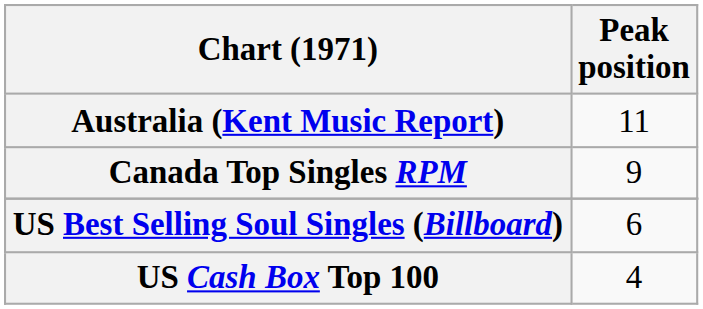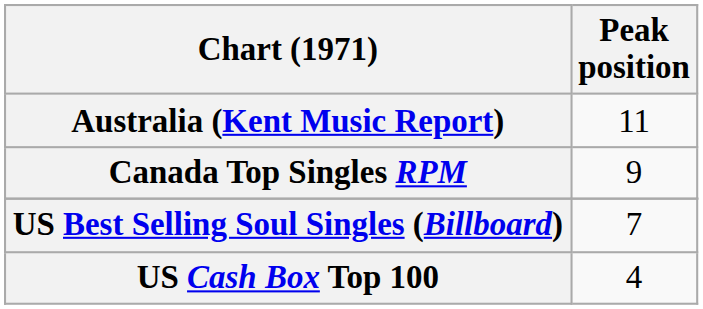(634, 224) 6 -> (634, 224) 7
